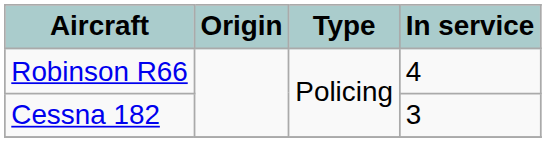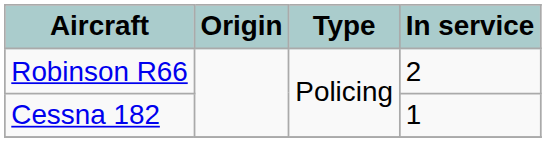(413, 70) 4 -> (413, 70) 2
(413, 114) 3 -> (413, 114) 1
